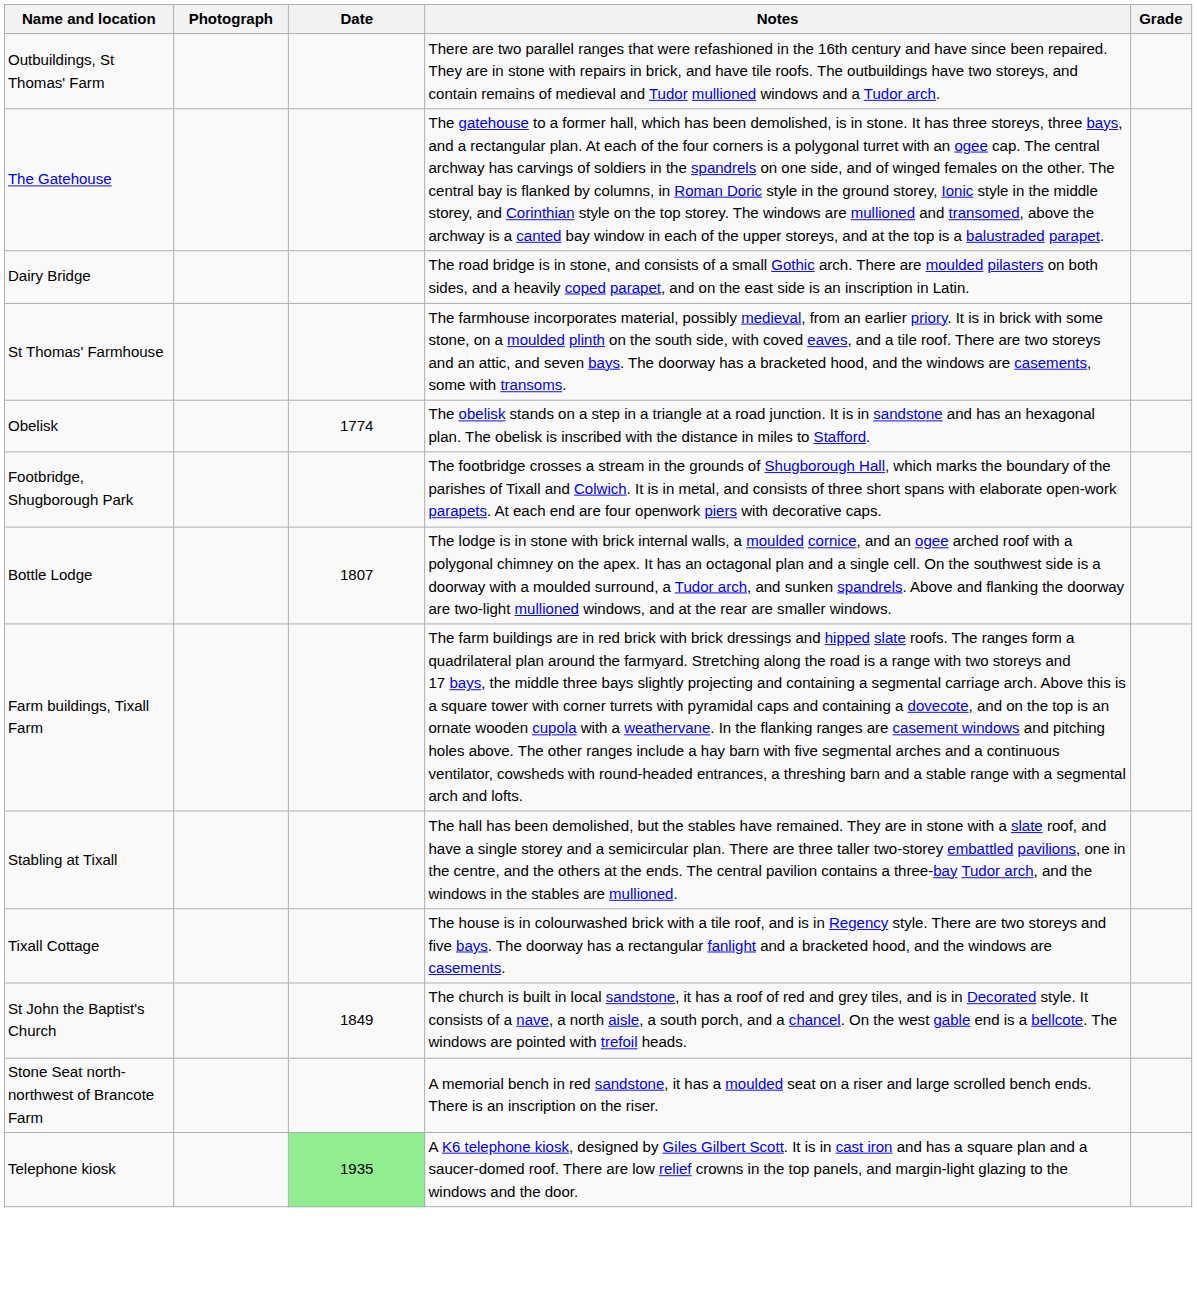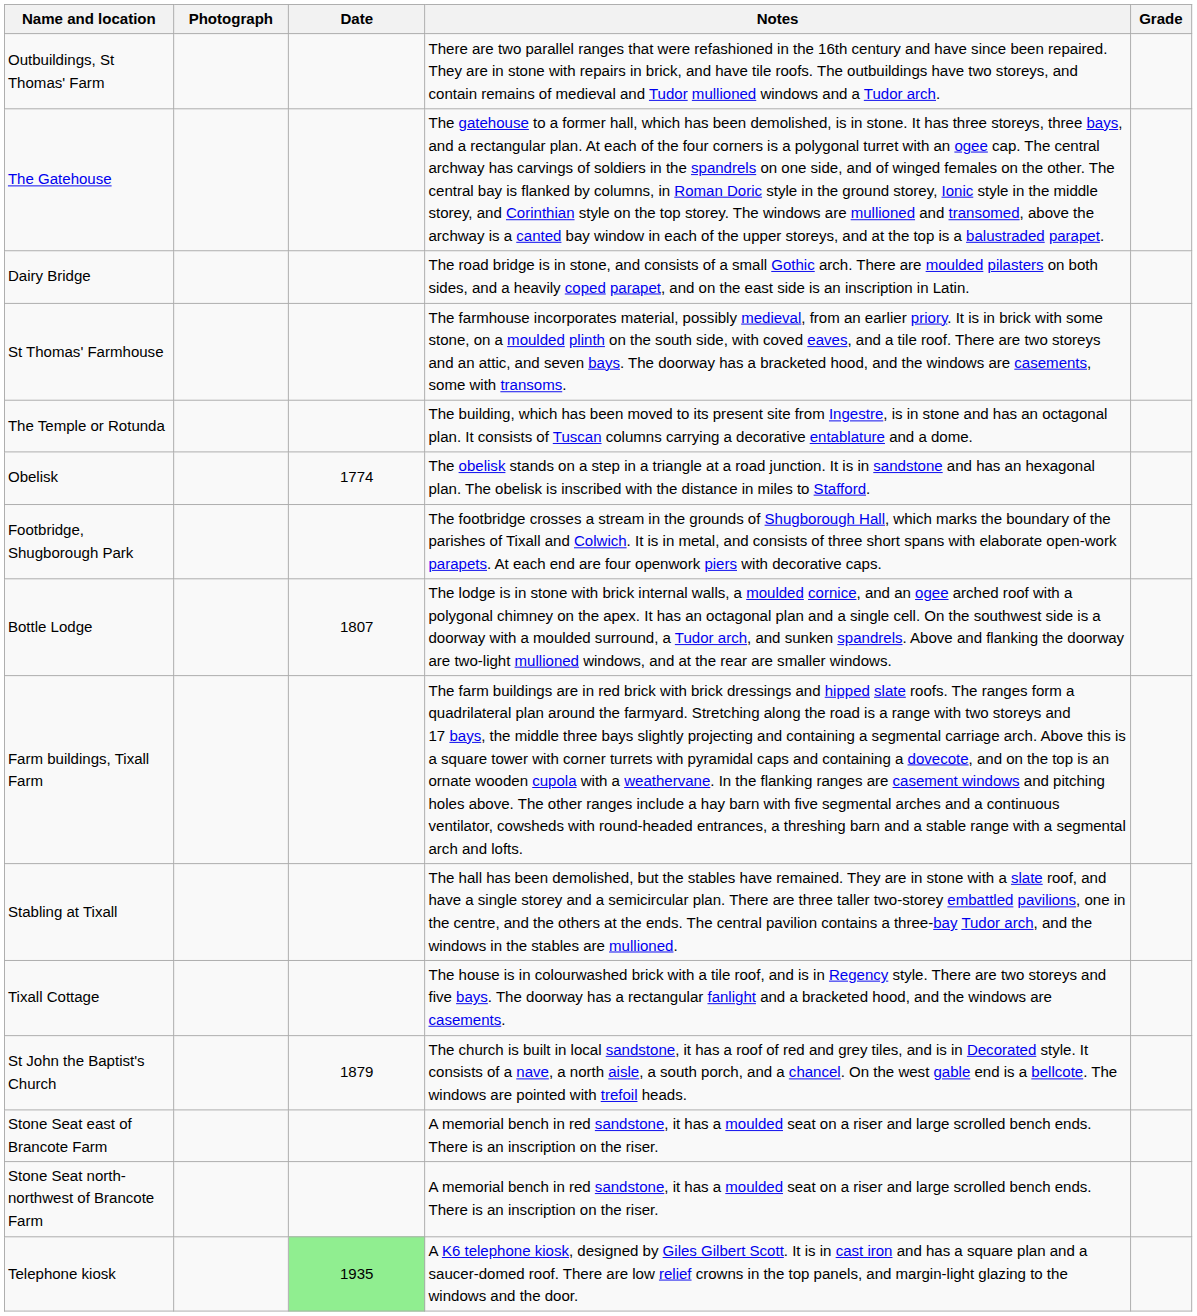+ row: (86, 426)
(357, 1020) 1849 -> (357, 1072) 1879
+ row: (70, 1135)
